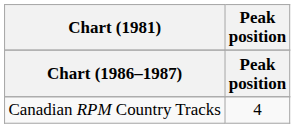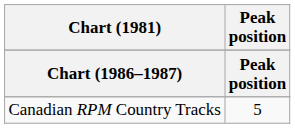(257, 109) 4 -> (257, 109) 5
